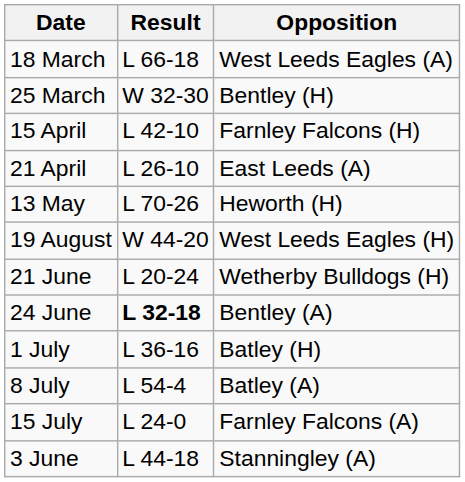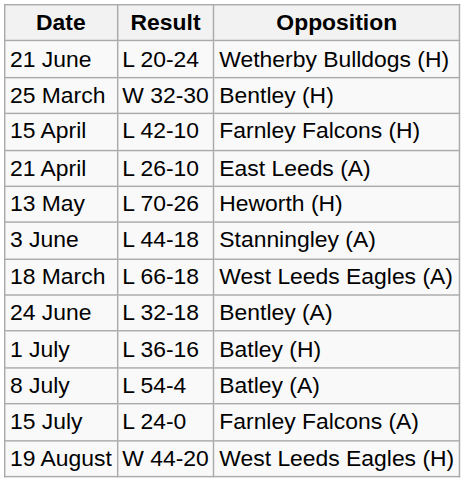rows swapped: (58, 58) <-> (51, 276)
rows swapped: (44, 458) <-> (61, 240)
(162, 312) bold -> (161, 312) normal
